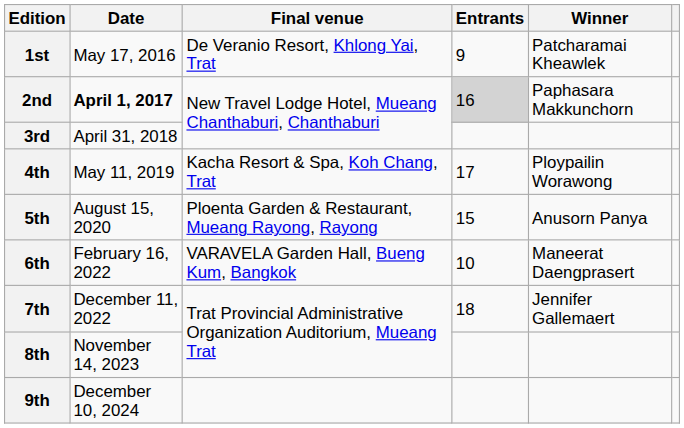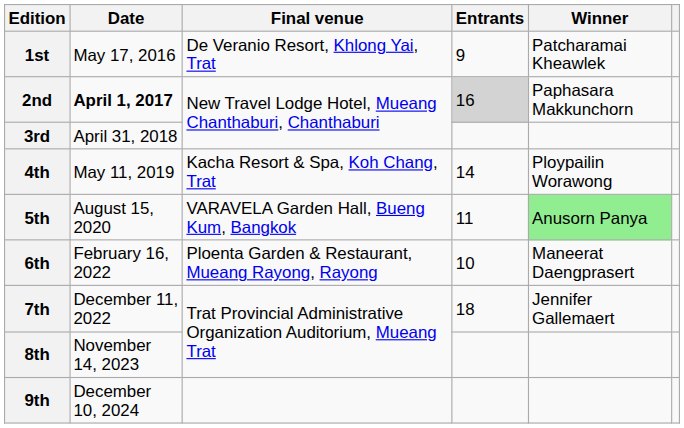(465, 172) 17 -> (465, 172) 14
(299, 218) Ploenta Garden & Restaurant, Mueang Rayong, Rayong -> (306, 218) VARAVELA Garden Hall, Bueng Kum, Bangkok
(465, 218) 15 -> (465, 218) 11
(590, 218) no background -> (590, 218) lightgreen background
(306, 263) VARAVELA Garden Hall, Bueng Kum, Bangkok -> (299, 263) Ploenta Garden & Restaurant, Mueang Rayong, Rayong
